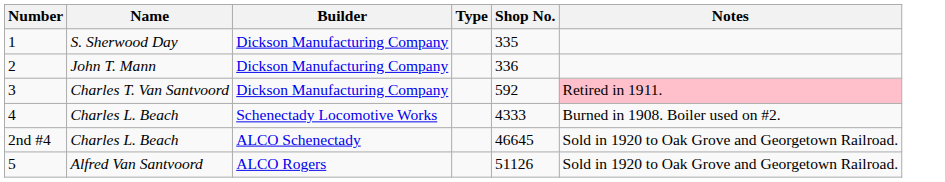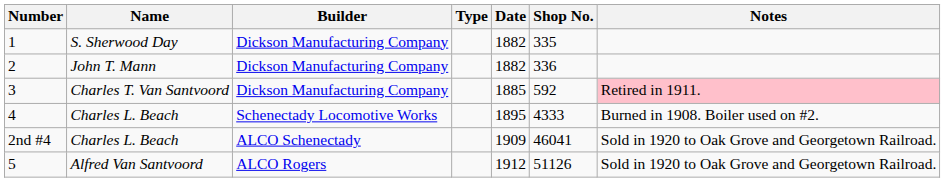+ column: (511, 16)
(514, 139) 46645 -> (553, 139) 46041
